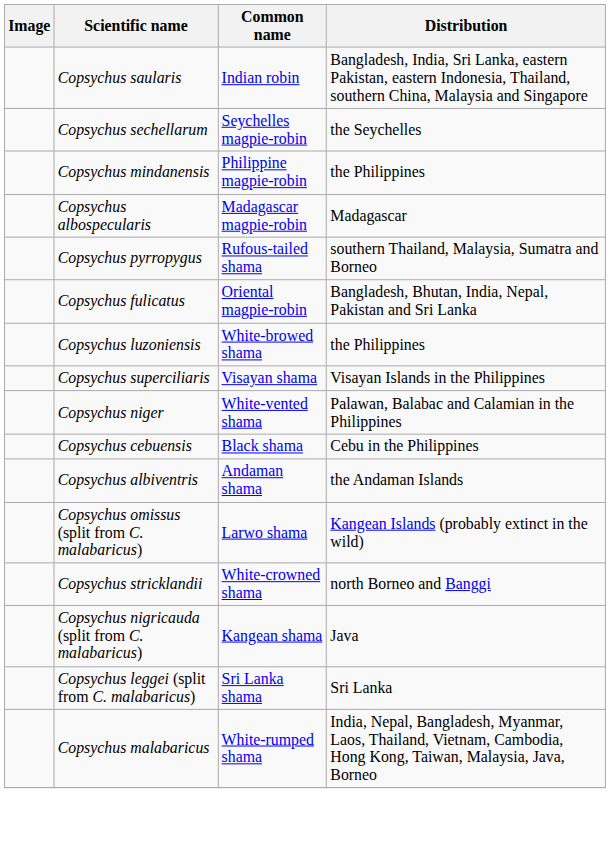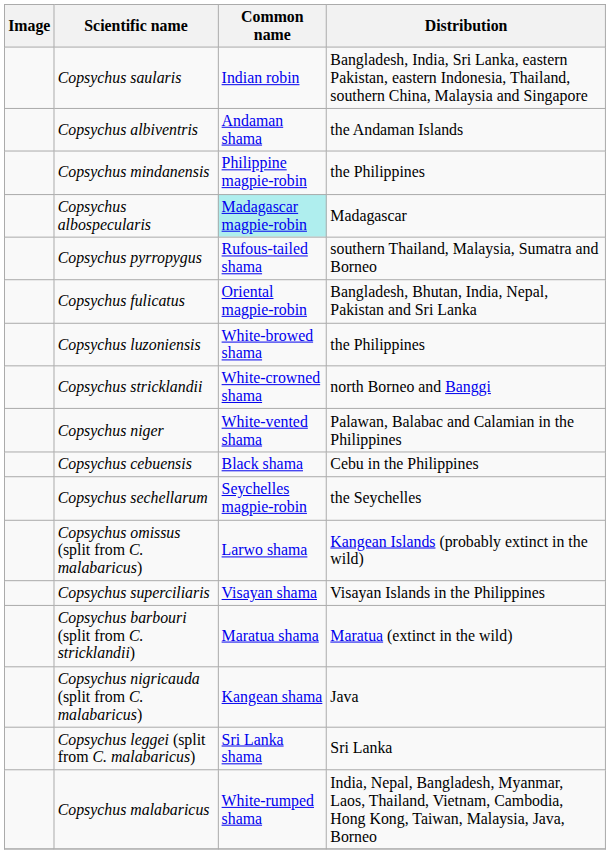rows swapped: (133, 129) <-> (128, 480)
(264, 215) no background -> (264, 215) paleturquoise background
rows swapped: (134, 378) <-> (130, 584)
+ row: (122, 636)
